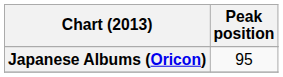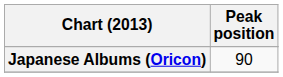(244, 59) 95 -> (244, 59) 90
